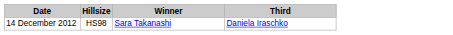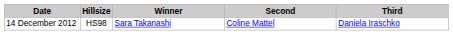+ column: (280, 10)
